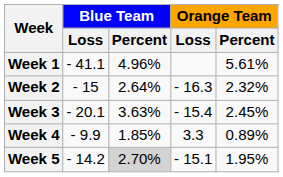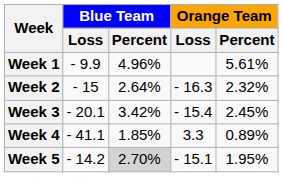(86, 64) - 41.1 -> (86, 64) - 9.9
(139, 111) 3.63% -> (139, 111) 3.42%
(86, 135) - 9.9 -> (86, 135) - 41.1
